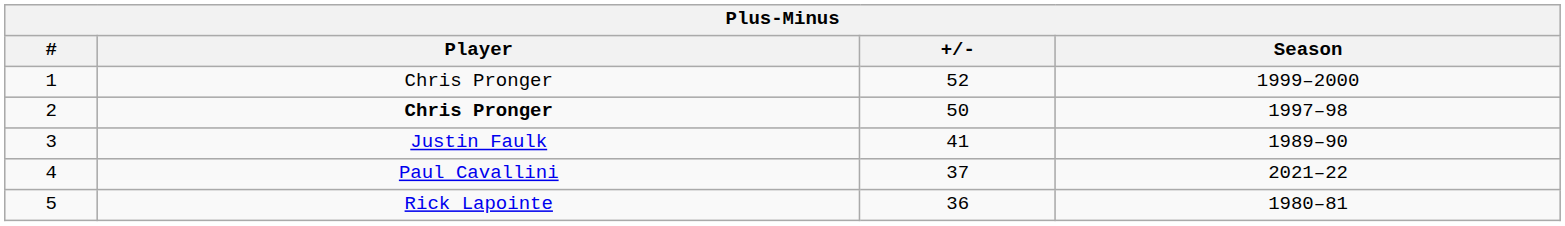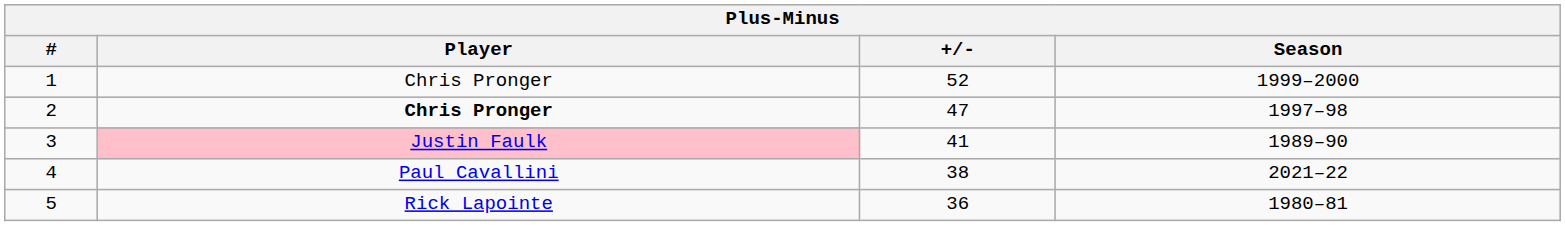(958, 113) 50 -> (958, 113) 47
(479, 143) no background -> (479, 143) pink background
(958, 174) 37 -> (958, 174) 38
